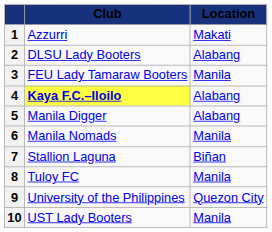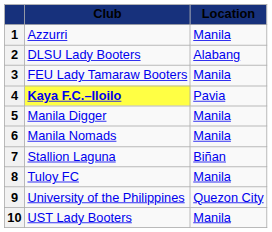(212, 34) Makati -> (212, 34) Manila
(217, 95) Alabang -> (209, 95) Pavia
(217, 116) Alabang -> (212, 116) Manila
